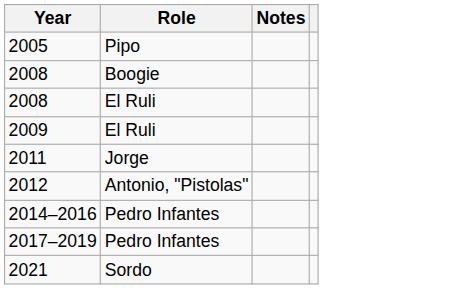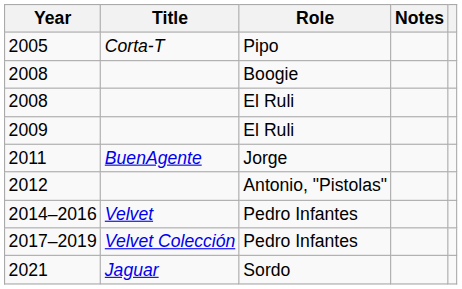+ column: (170, 18)
